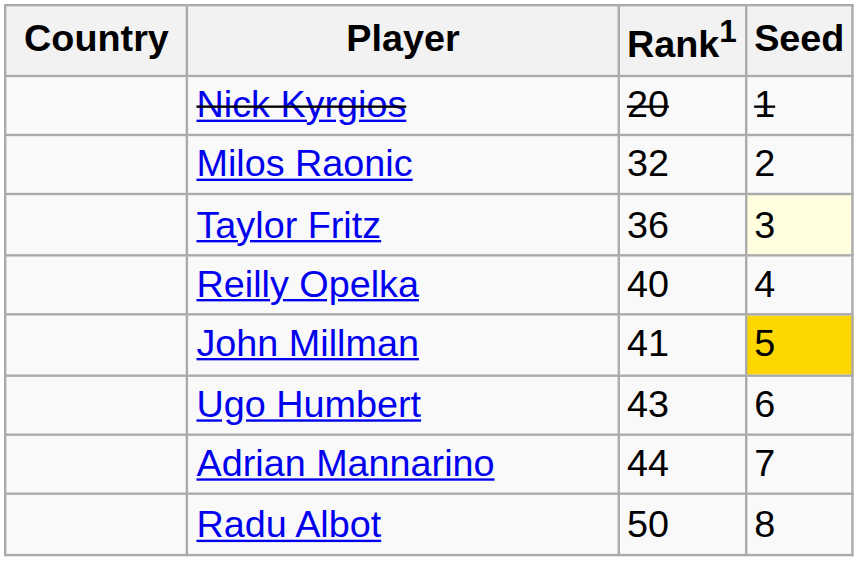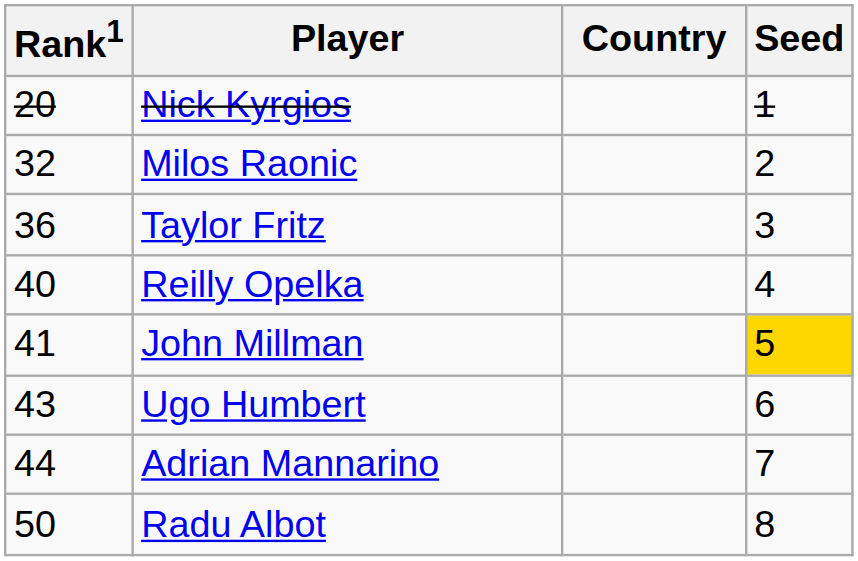columns swapped: (96, 39) <-> (682, 39)
(765, 224) lightyellow background -> (765, 224) no background
